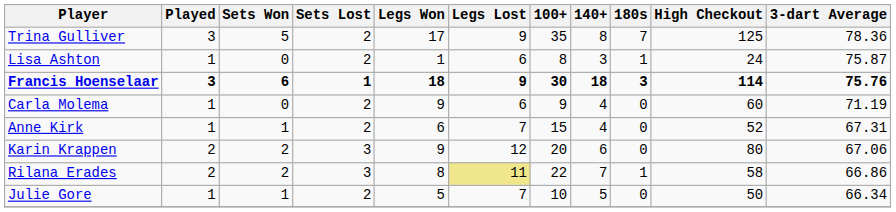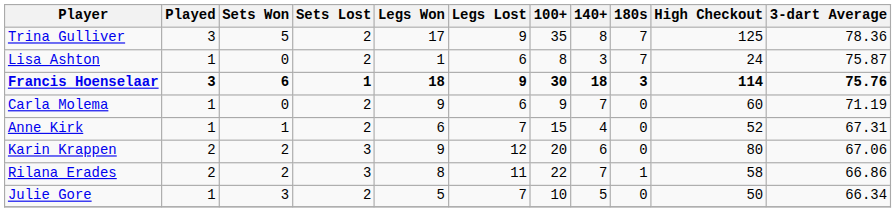(643, 61) 1 -> (643, 61) 7
(603, 106) 4 -> (603, 106) 7
(519, 174) khaki background -> (519, 174) no background
(285, 196) 1 -> (285, 196) 3
